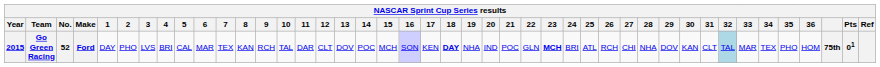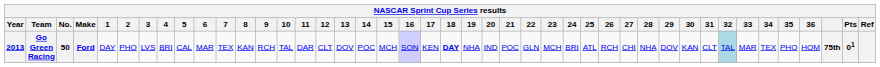(15, 47) 2015 -> (15, 47) 2013
(65, 47) 52 -> (65, 47) 50
(552, 47) bold -> (552, 47) normal
